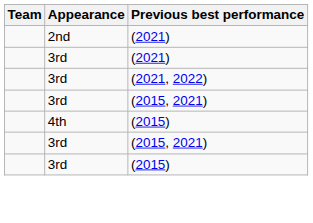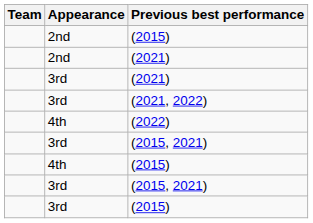+ row: (59, 36)
+ row: (57, 121)
